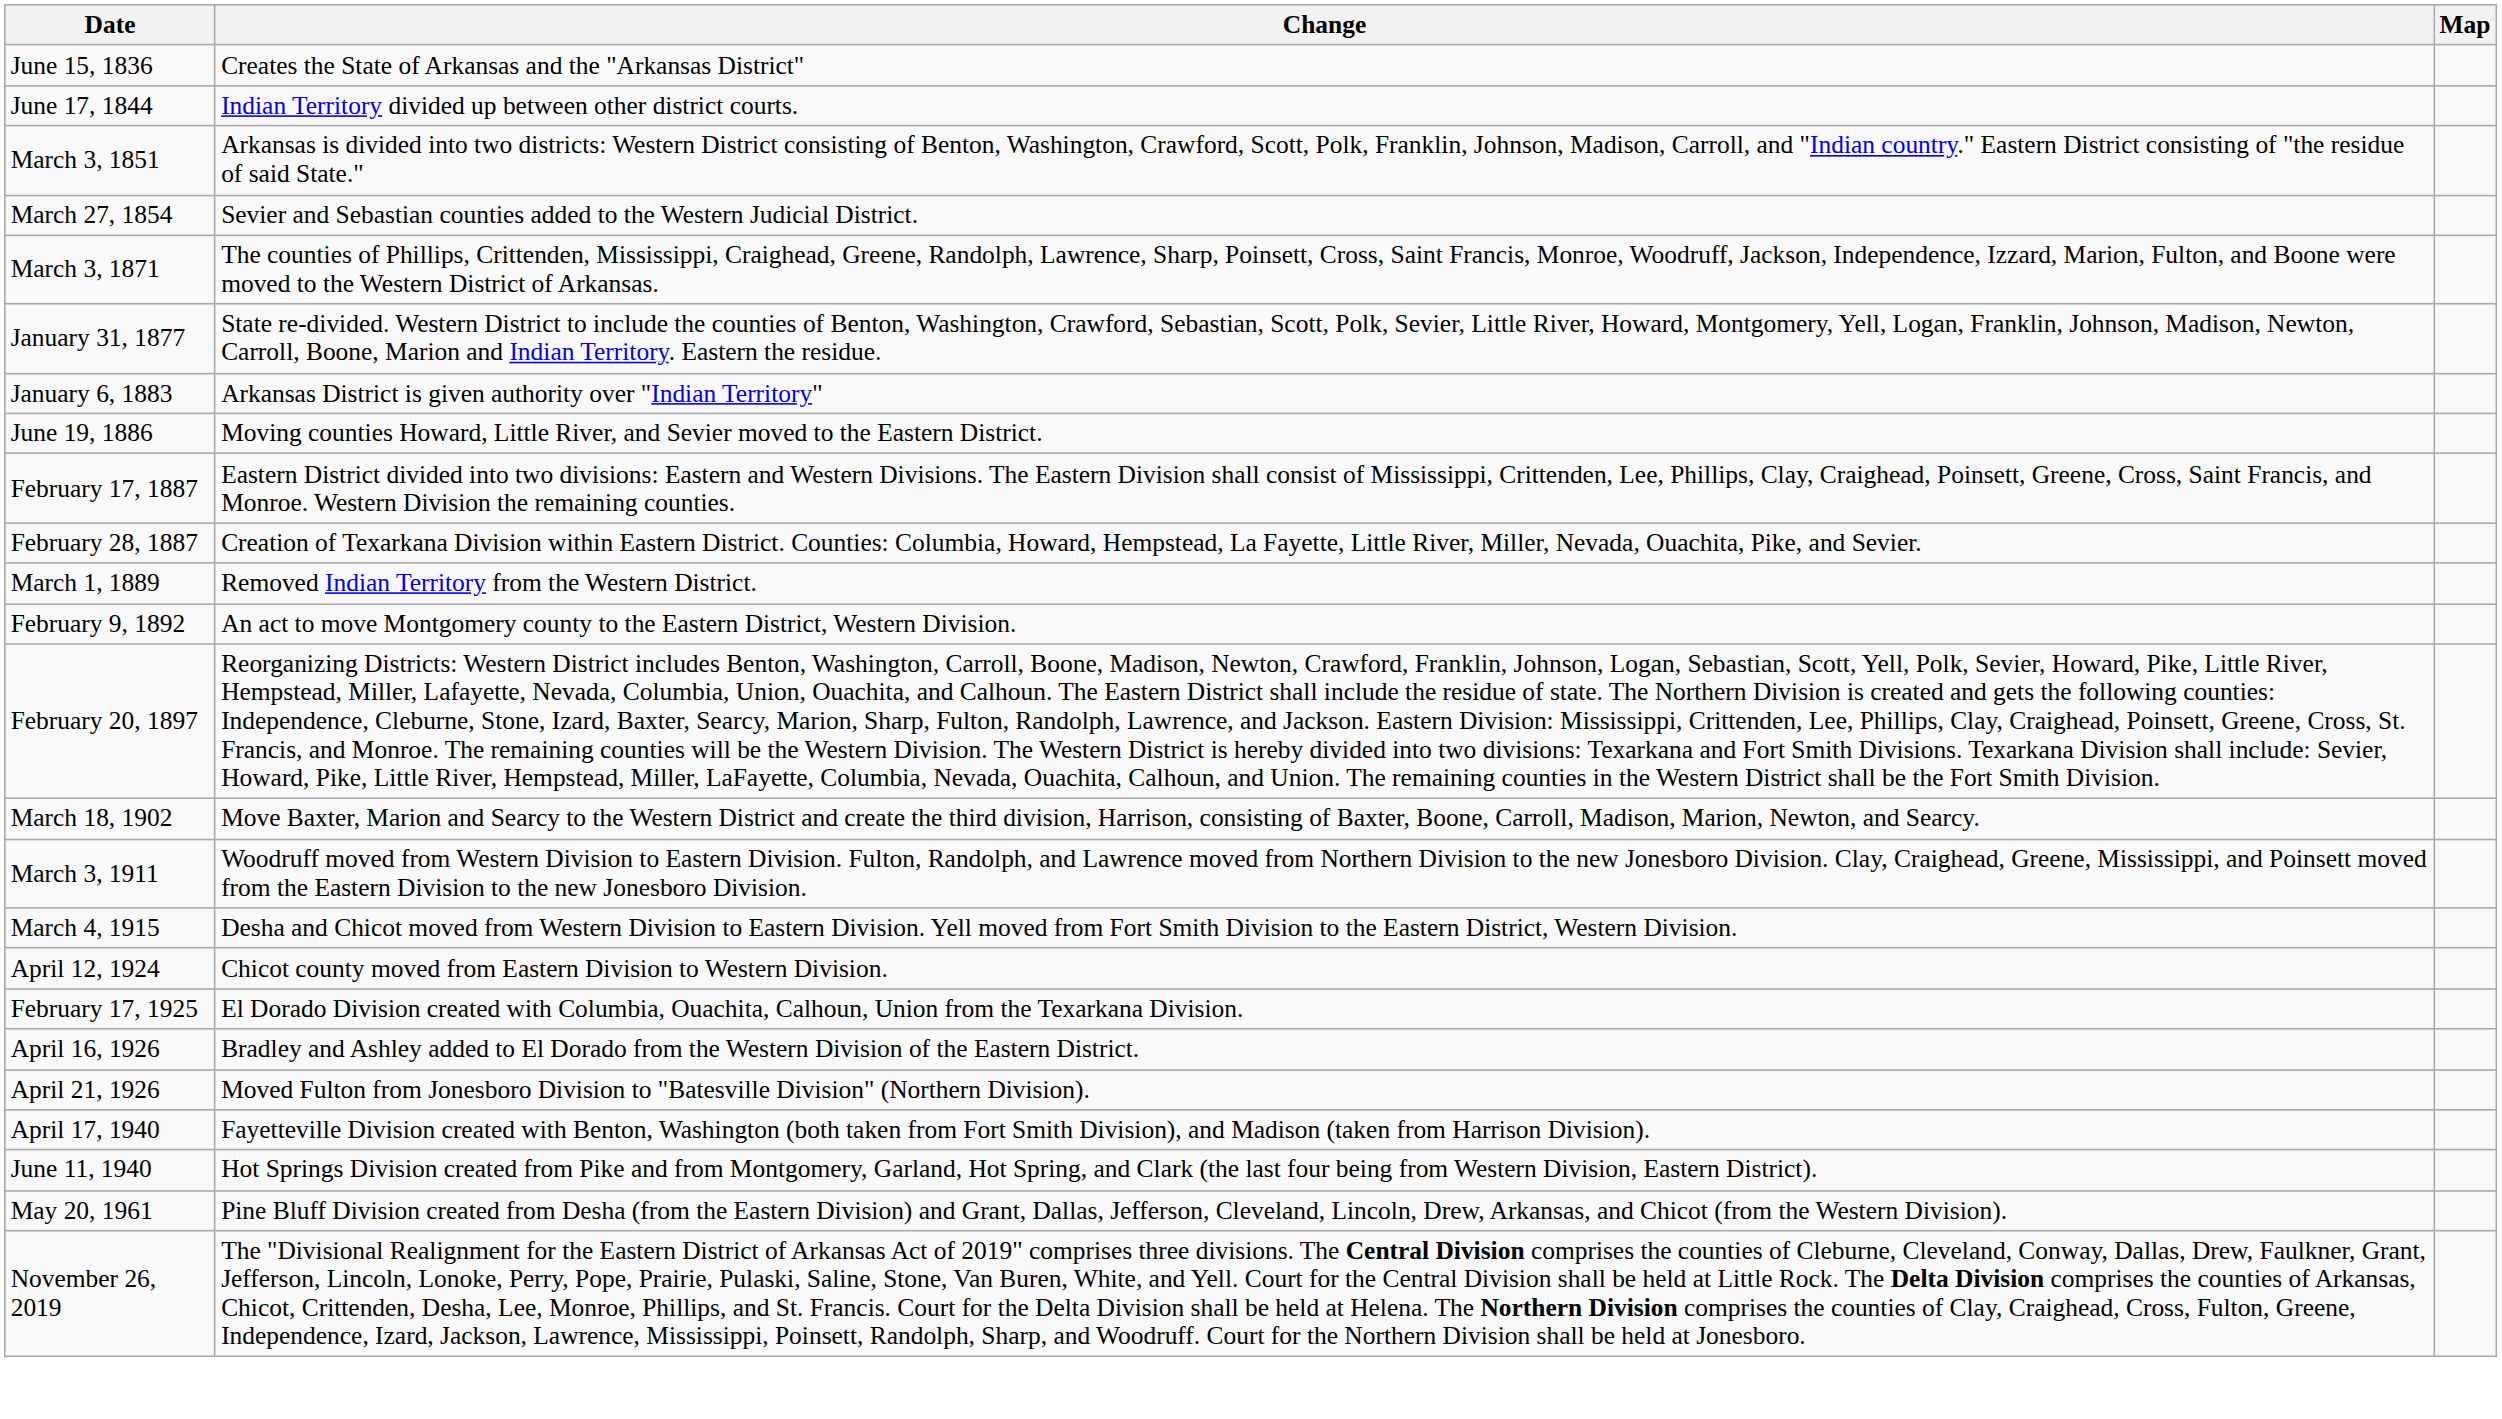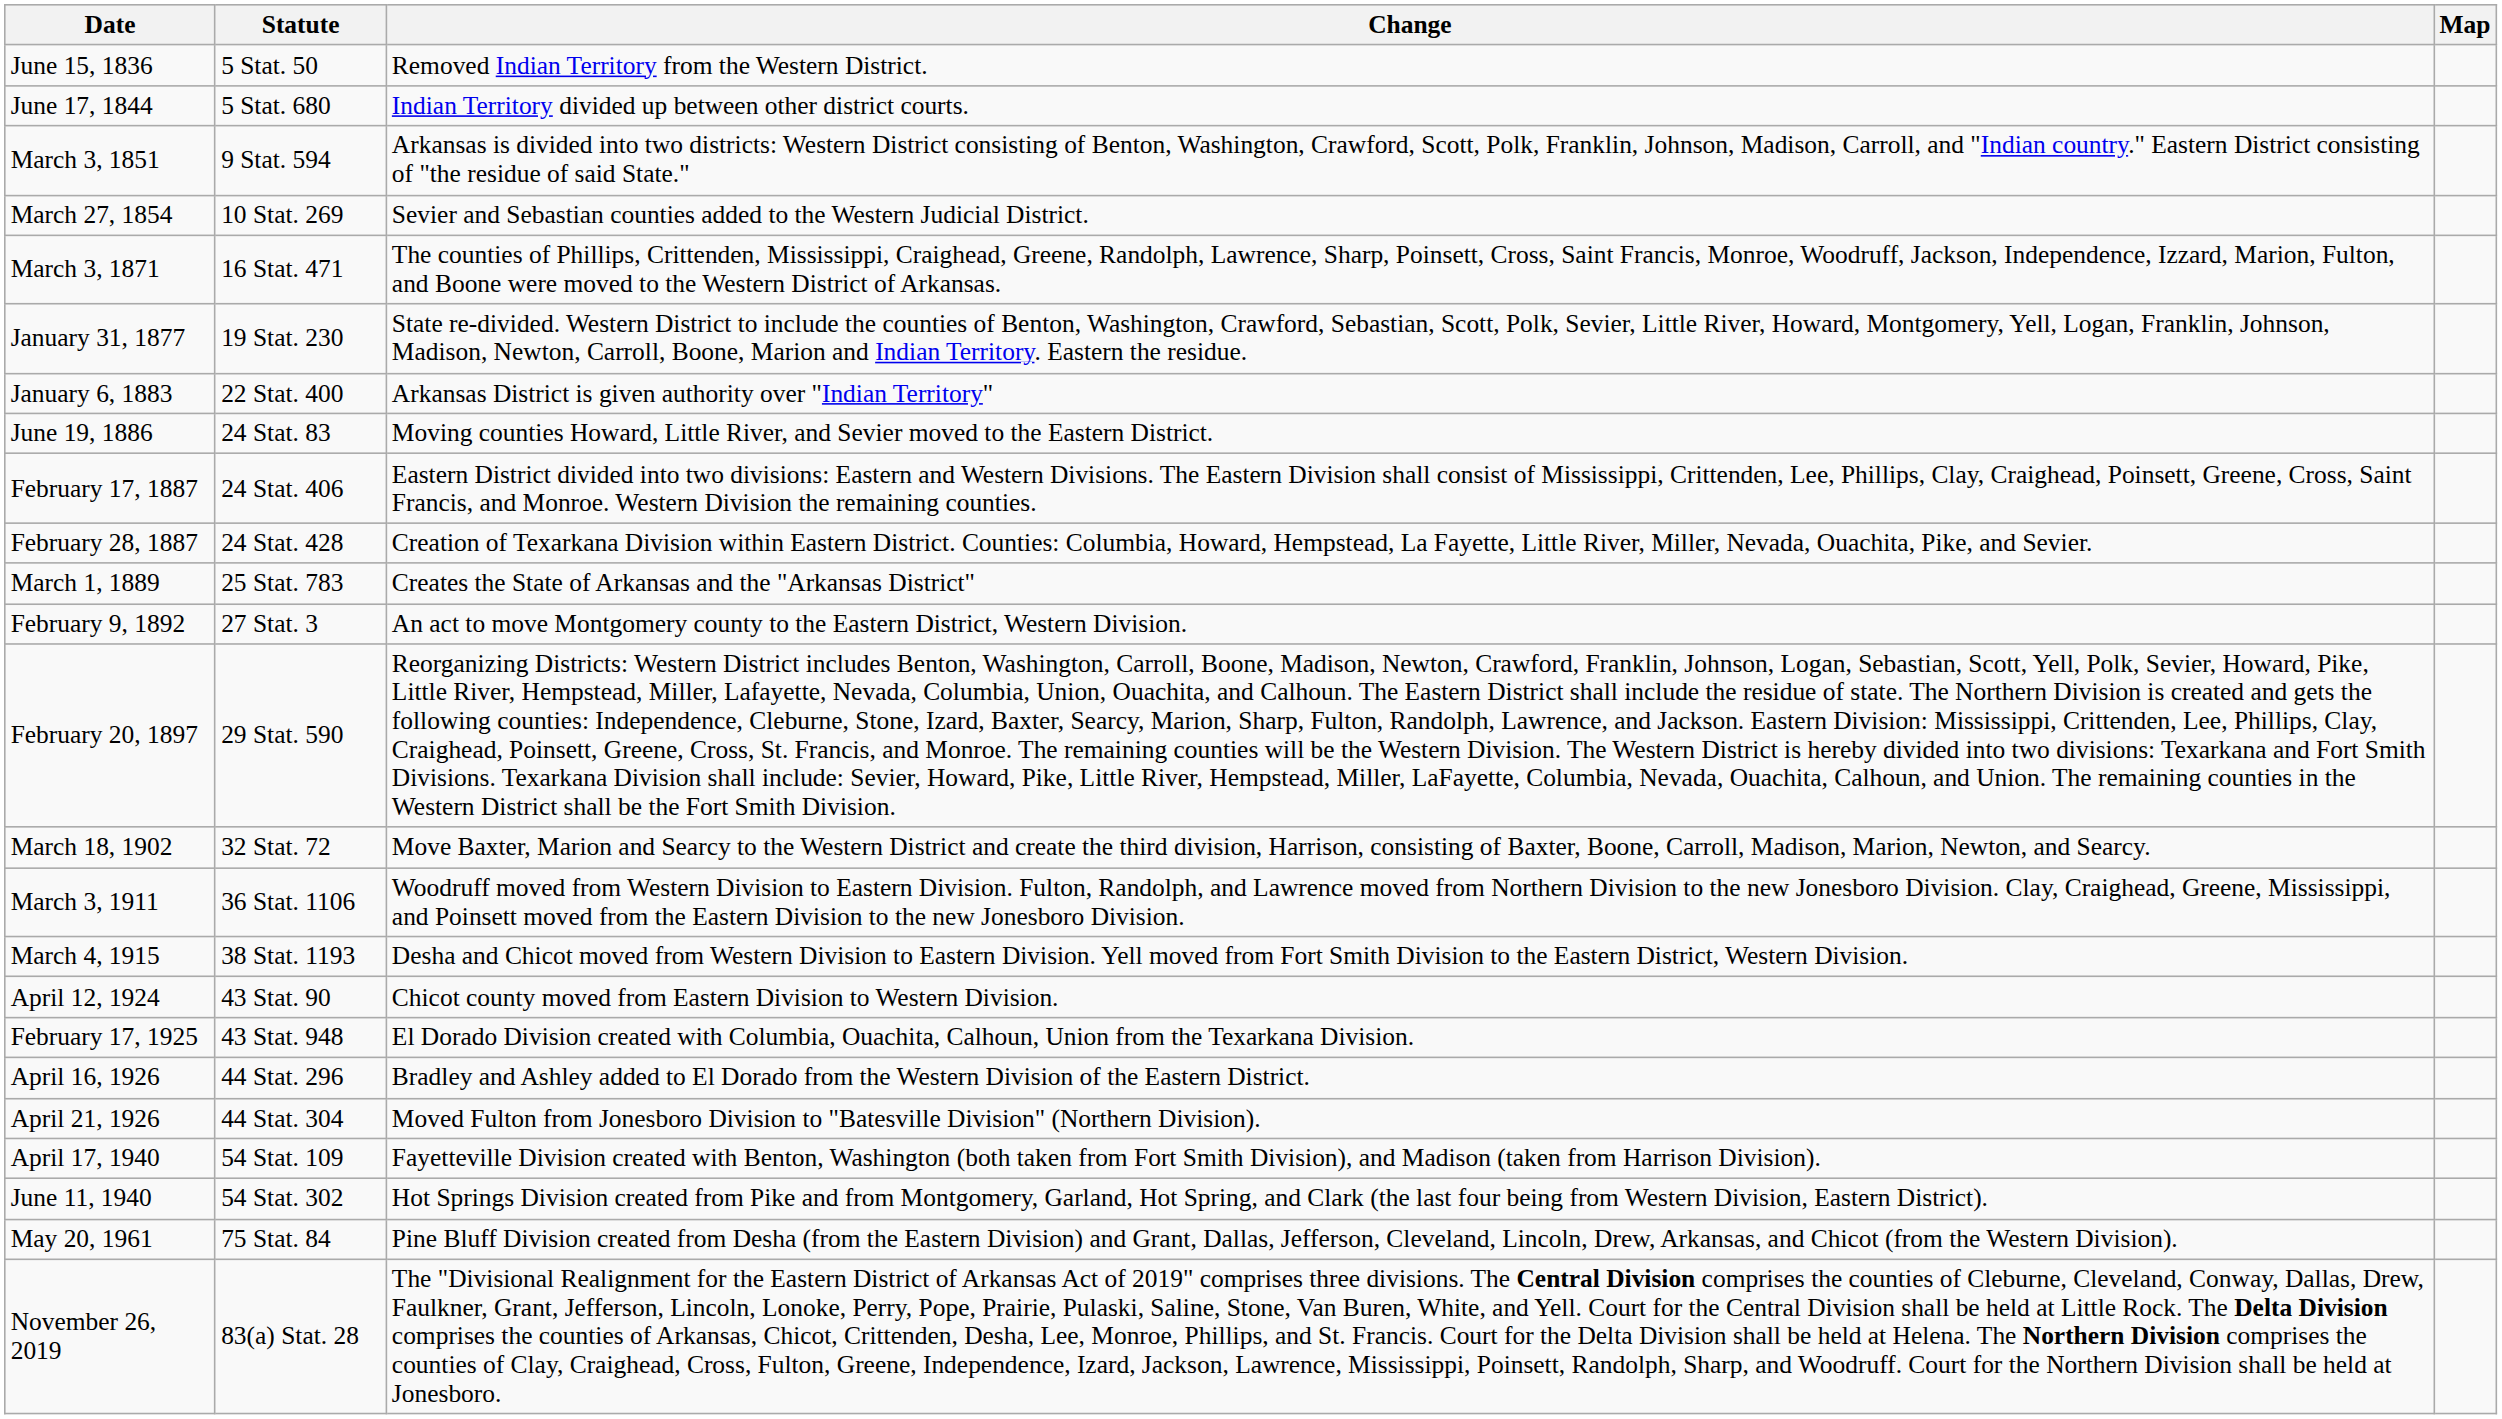+ column: (301, 24)
(513, 65) Creates the State of Arkansas and the "Arkansas District" -> (660, 65) Removed Indian Territory from the Western District.
(489, 582) Removed Indian Territory from the Western District. -> (683, 582) Creates the State of Arkansas and the "Arkansas District"
